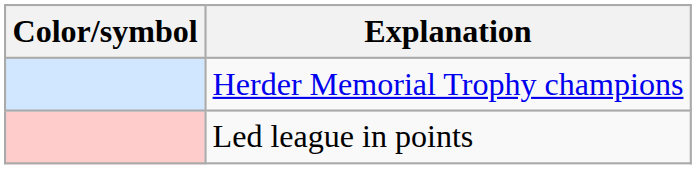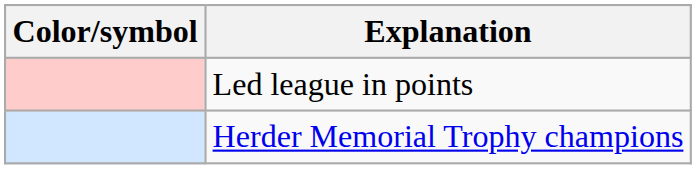rows swapped: (448, 84) <-> (343, 136)
